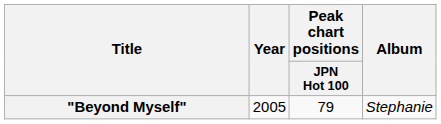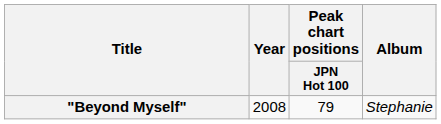(269, 107) 2005 -> (269, 107) 2008
